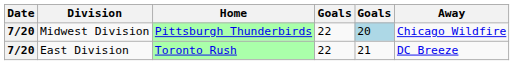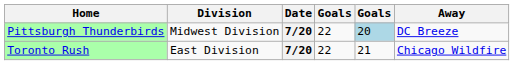columns swapped: (21, 14) <-> (233, 14)
(452, 32) Chicago Wildfire -> (428, 32) DC Breeze
(428, 51) DC Breeze -> (452, 51) Chicago Wildfire
